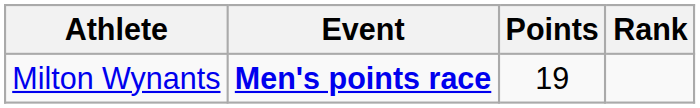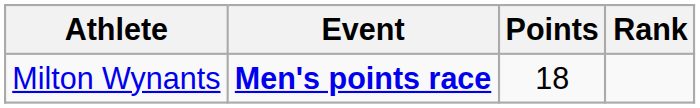(552, 78) 19 -> (552, 78) 18
